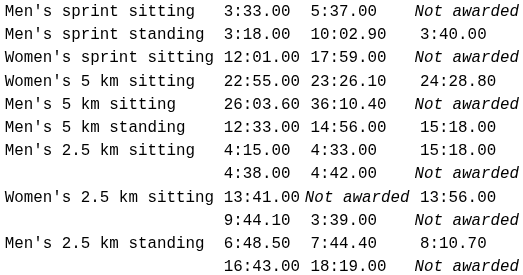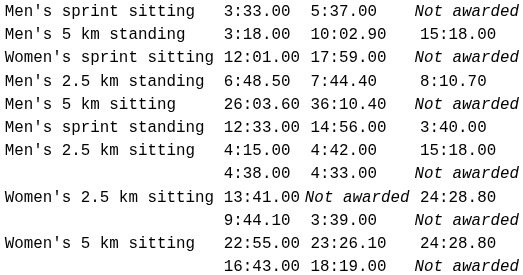(105, 35) Men's sprint standing -> (95, 35) Men's 5 km standing
(453, 35) 3:40.00 -> (458, 35) 15:18.00
rows swapped: (257, 244) <-> (262, 81)
(95, 128) Men's 5 km standing -> (105, 128) Men's sprint standing
(458, 128) 15:18.00 -> (453, 128) 3:40.00
(344, 151) 4:33.00 -> (344, 151) 4:42.00
(344, 174) 4:42.00 -> (344, 174) 4:33.00
(458, 197) 13:56.00 -> (458, 197) 24:28.80
